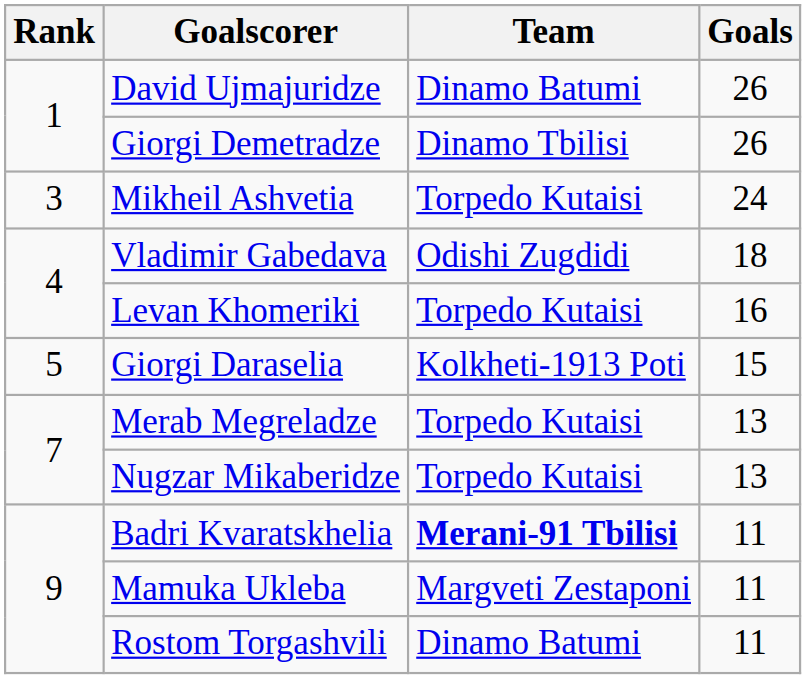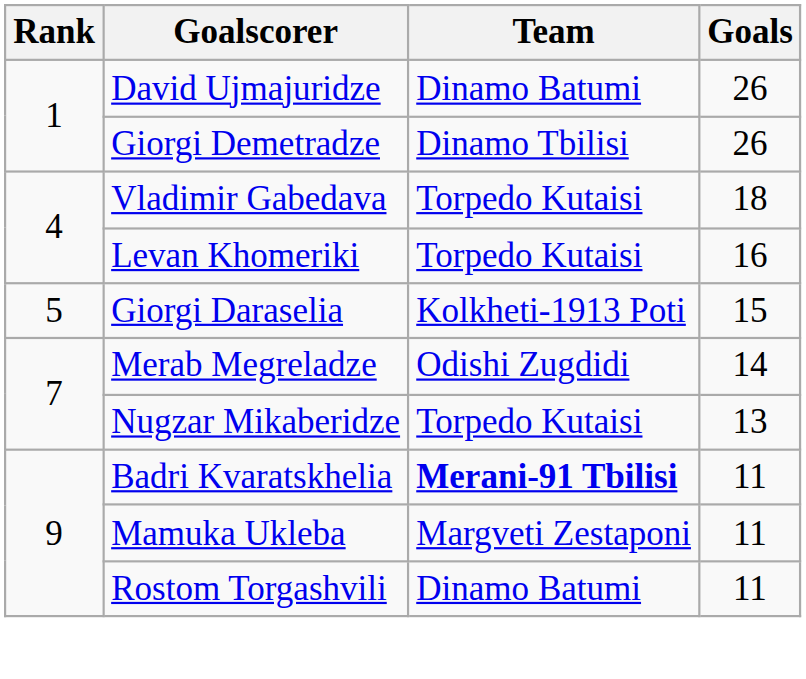- row: (232, 198)
(523, 254) Odishi Zugdidi -> (529, 198) Torpedo Kutaisi
(529, 421) Torpedo Kutaisi -> (523, 365) Odishi Zugdidi
(750, 421) 13 -> (750, 365) 14
